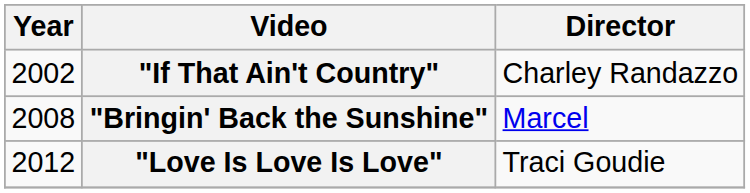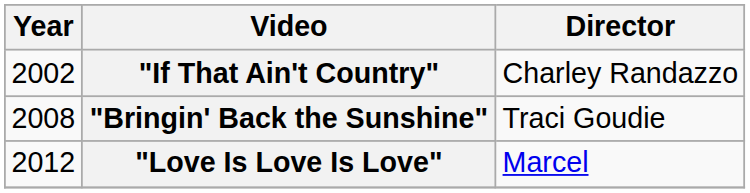(546, 118) Marcel -> (584, 118) Traci Goudie
(584, 163) Traci Goudie -> (546, 163) Marcel
